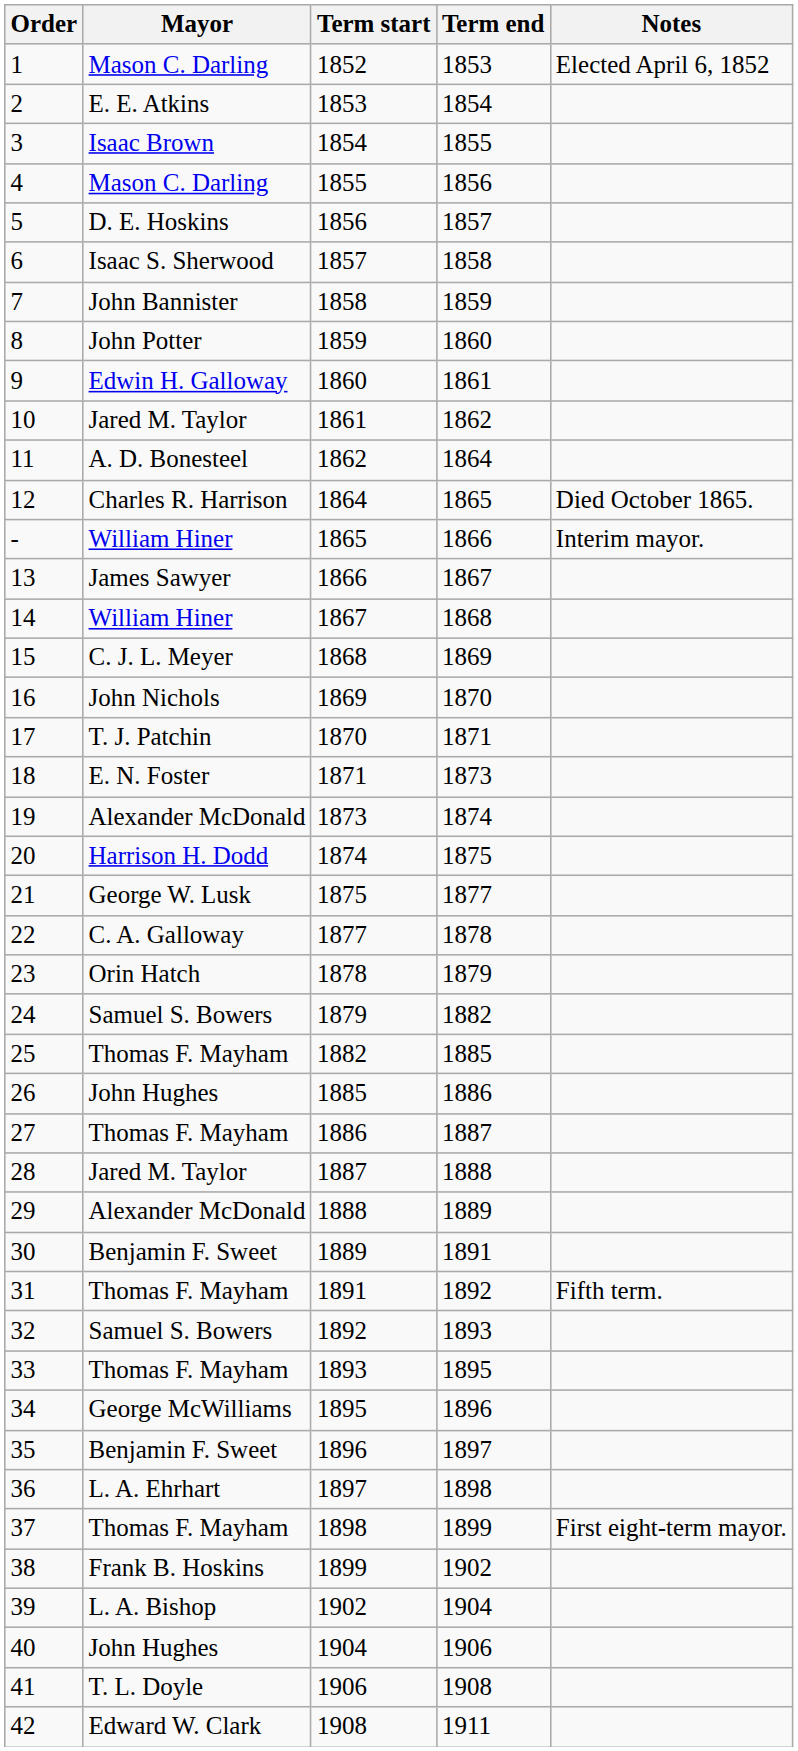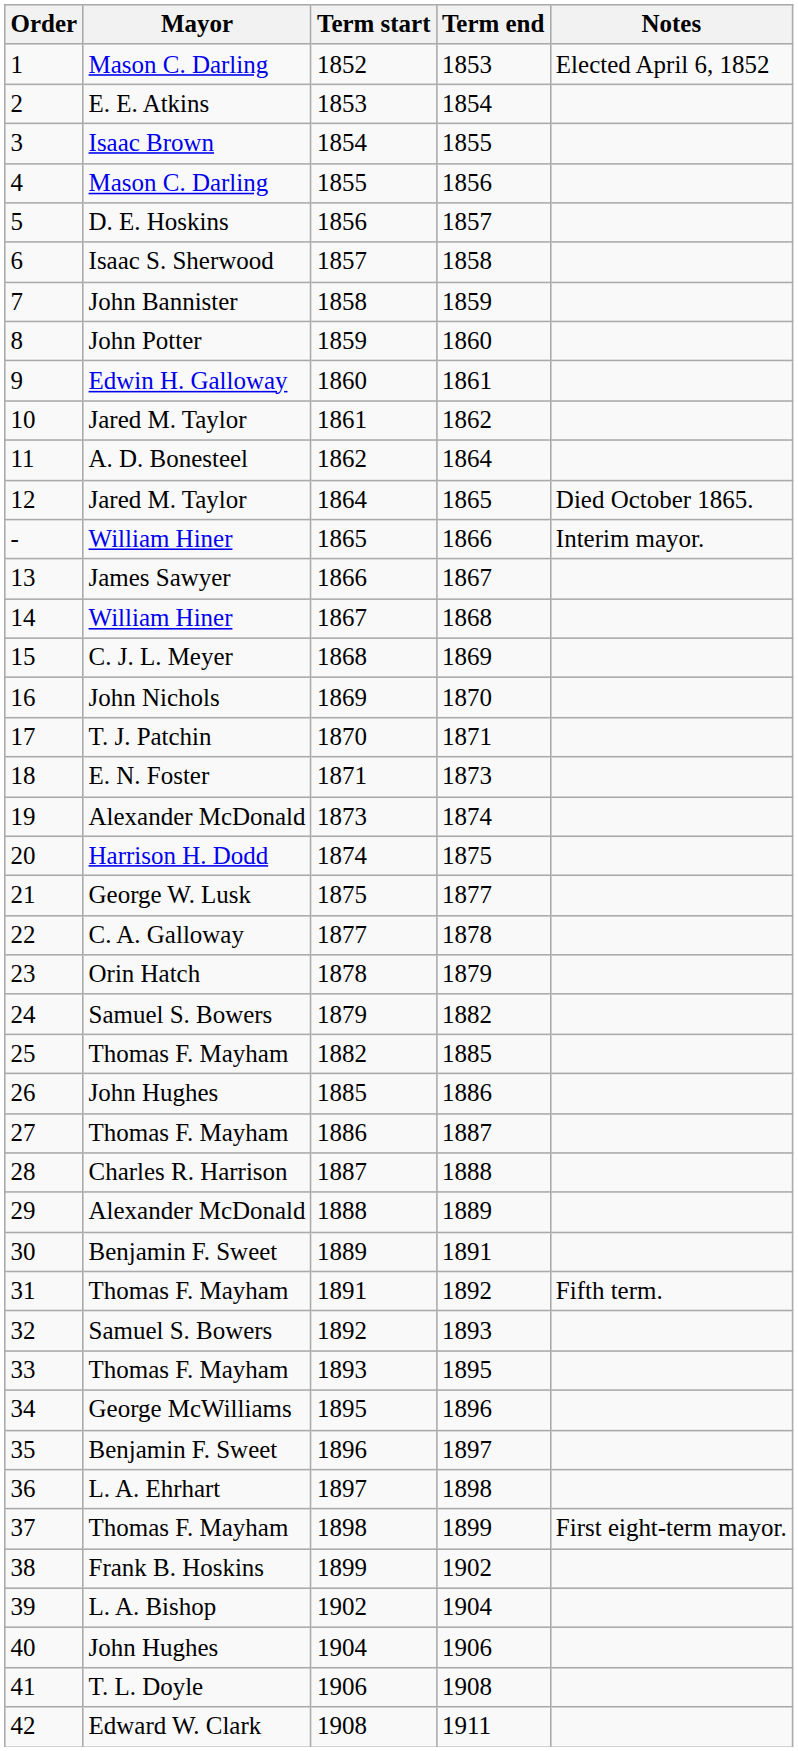(188, 499) Charles R. Harrison -> (168, 499) Jared M. Taylor
(168, 1172) Jared M. Taylor -> (188, 1172) Charles R. Harrison
